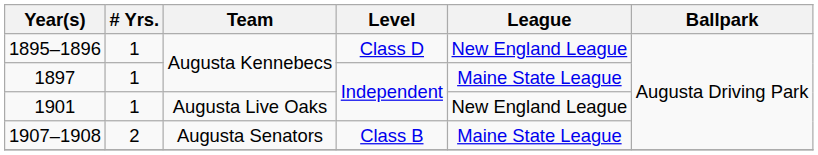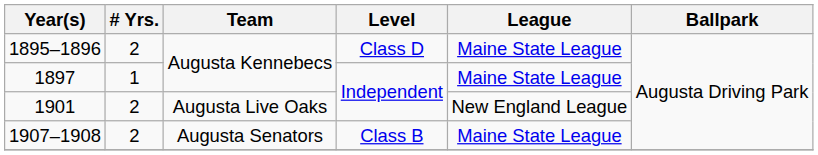(134, 48) 1 -> (134, 48) 2
(539, 48) New England League -> (539, 48) Maine State League
(134, 107) 1 -> (134, 107) 2
